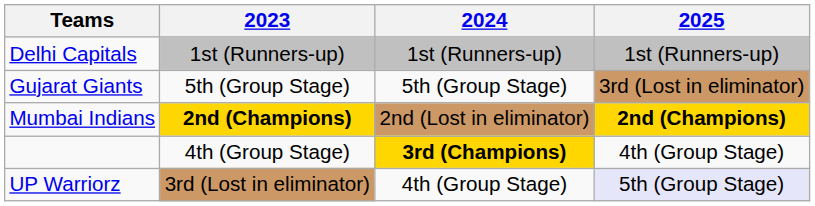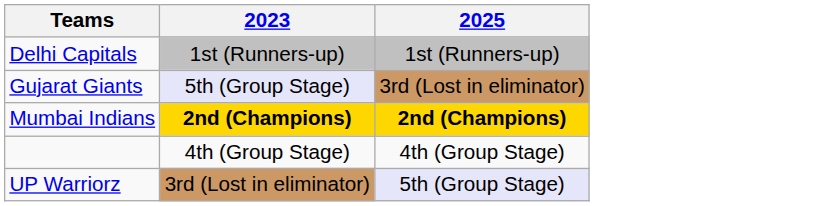- column: (484, 20)
(267, 86) no background -> (267, 86) lavender background
